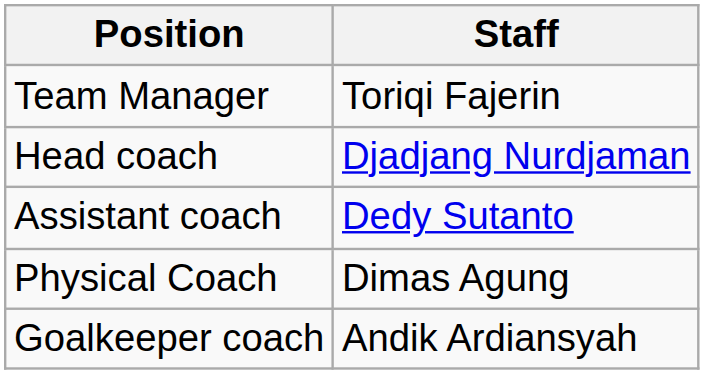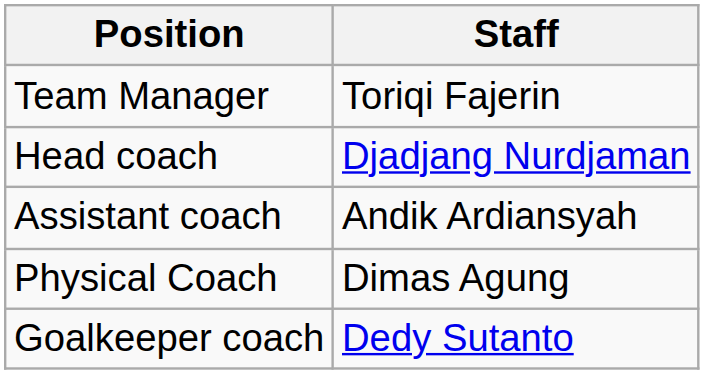(458, 216) Dedy Sutanto -> (490, 216) Andik Ardiansyah
(490, 338) Andik Ardiansyah -> (458, 338) Dedy Sutanto
